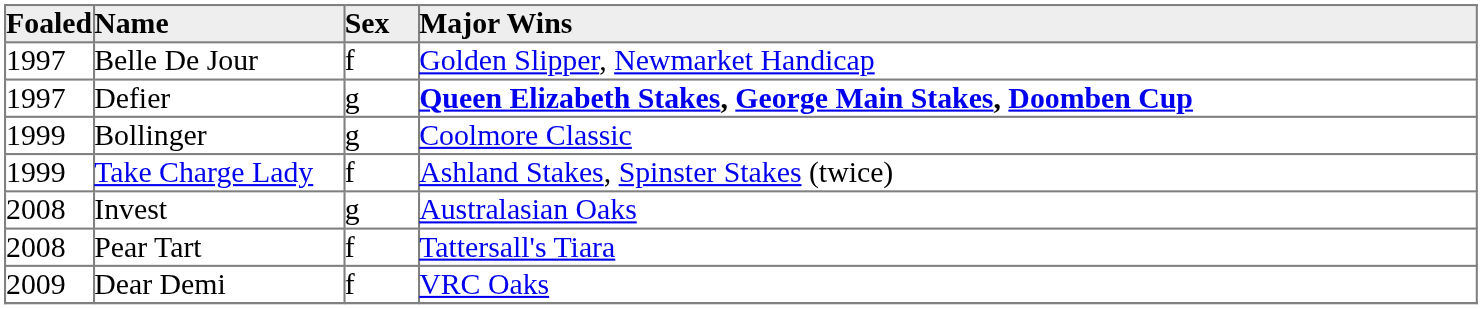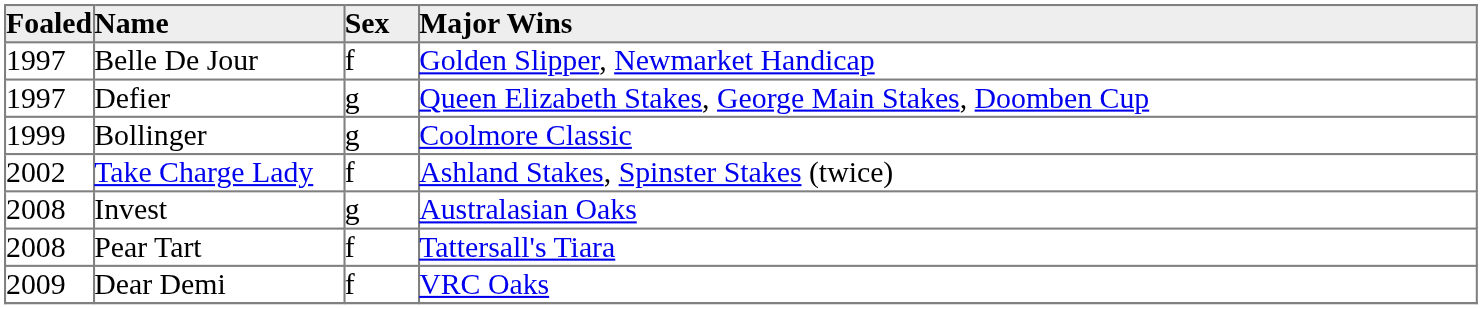(806, 97) bold -> (784, 97) normal
(36, 172) 1999 -> (36, 172) 2002
